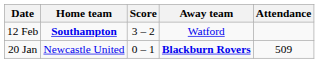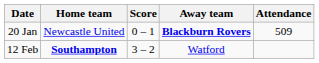rows swapped: (23, 49) <-> (23, 31)
